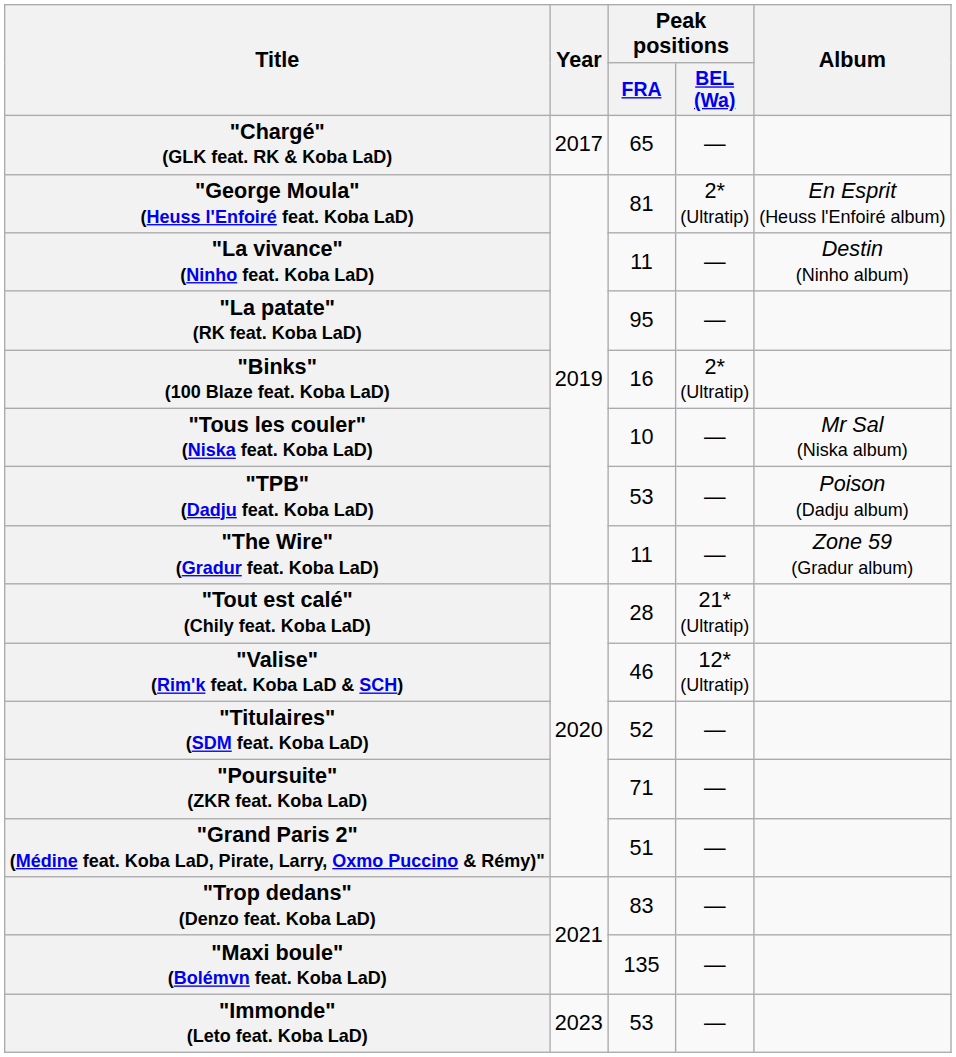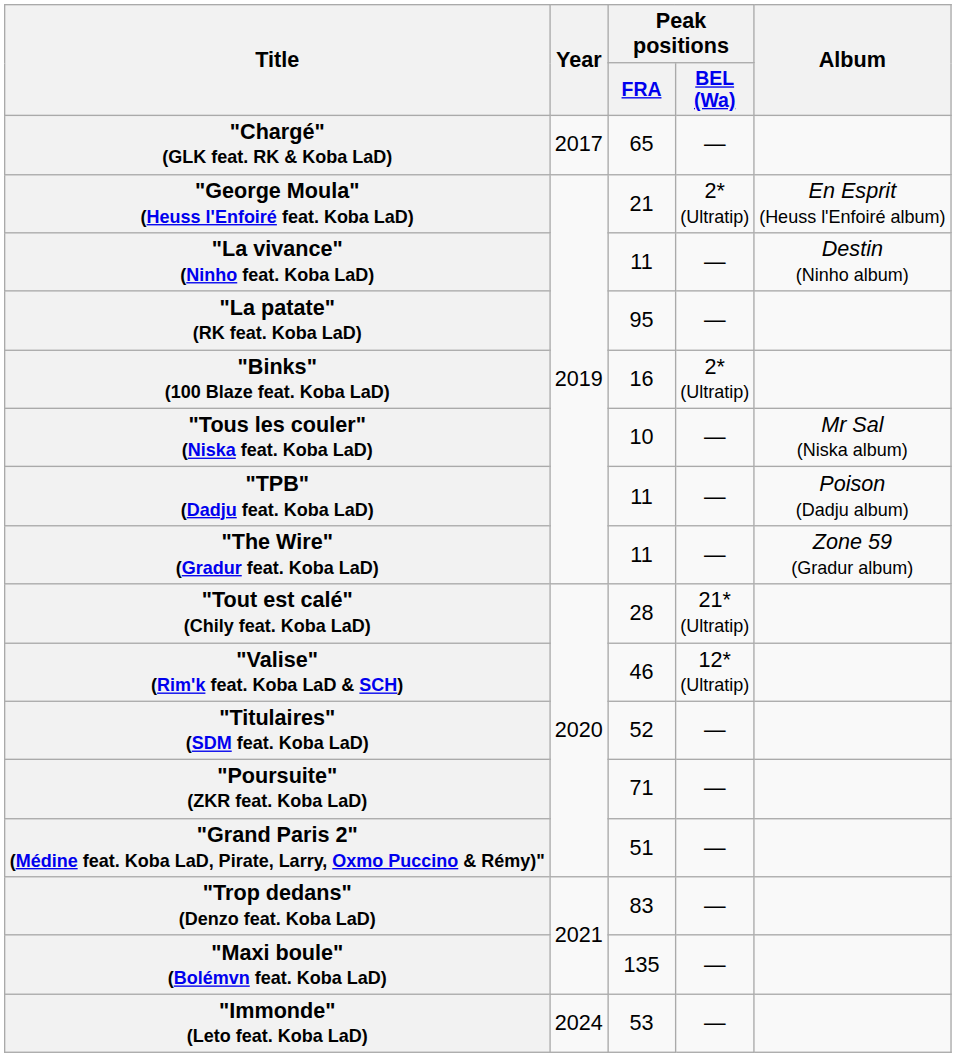(642, 203) 81 -> (642, 203) 21
(642, 495) 53 -> (642, 495) 11
(579, 1022) 2023 -> (579, 1022) 2024
